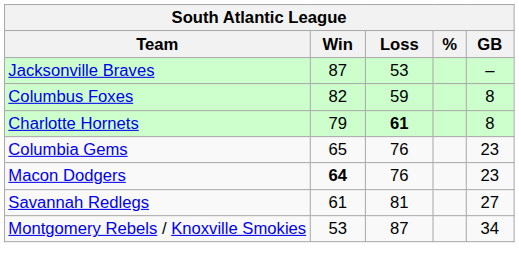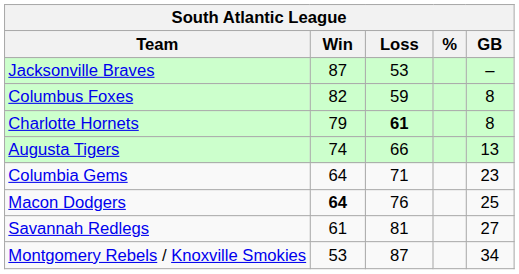+ row: (64, 149)
(338, 149) 65 -> (338, 176) 64
(399, 149) 76 -> (399, 176) 71
(490, 176) 23 -> (490, 202) 25
